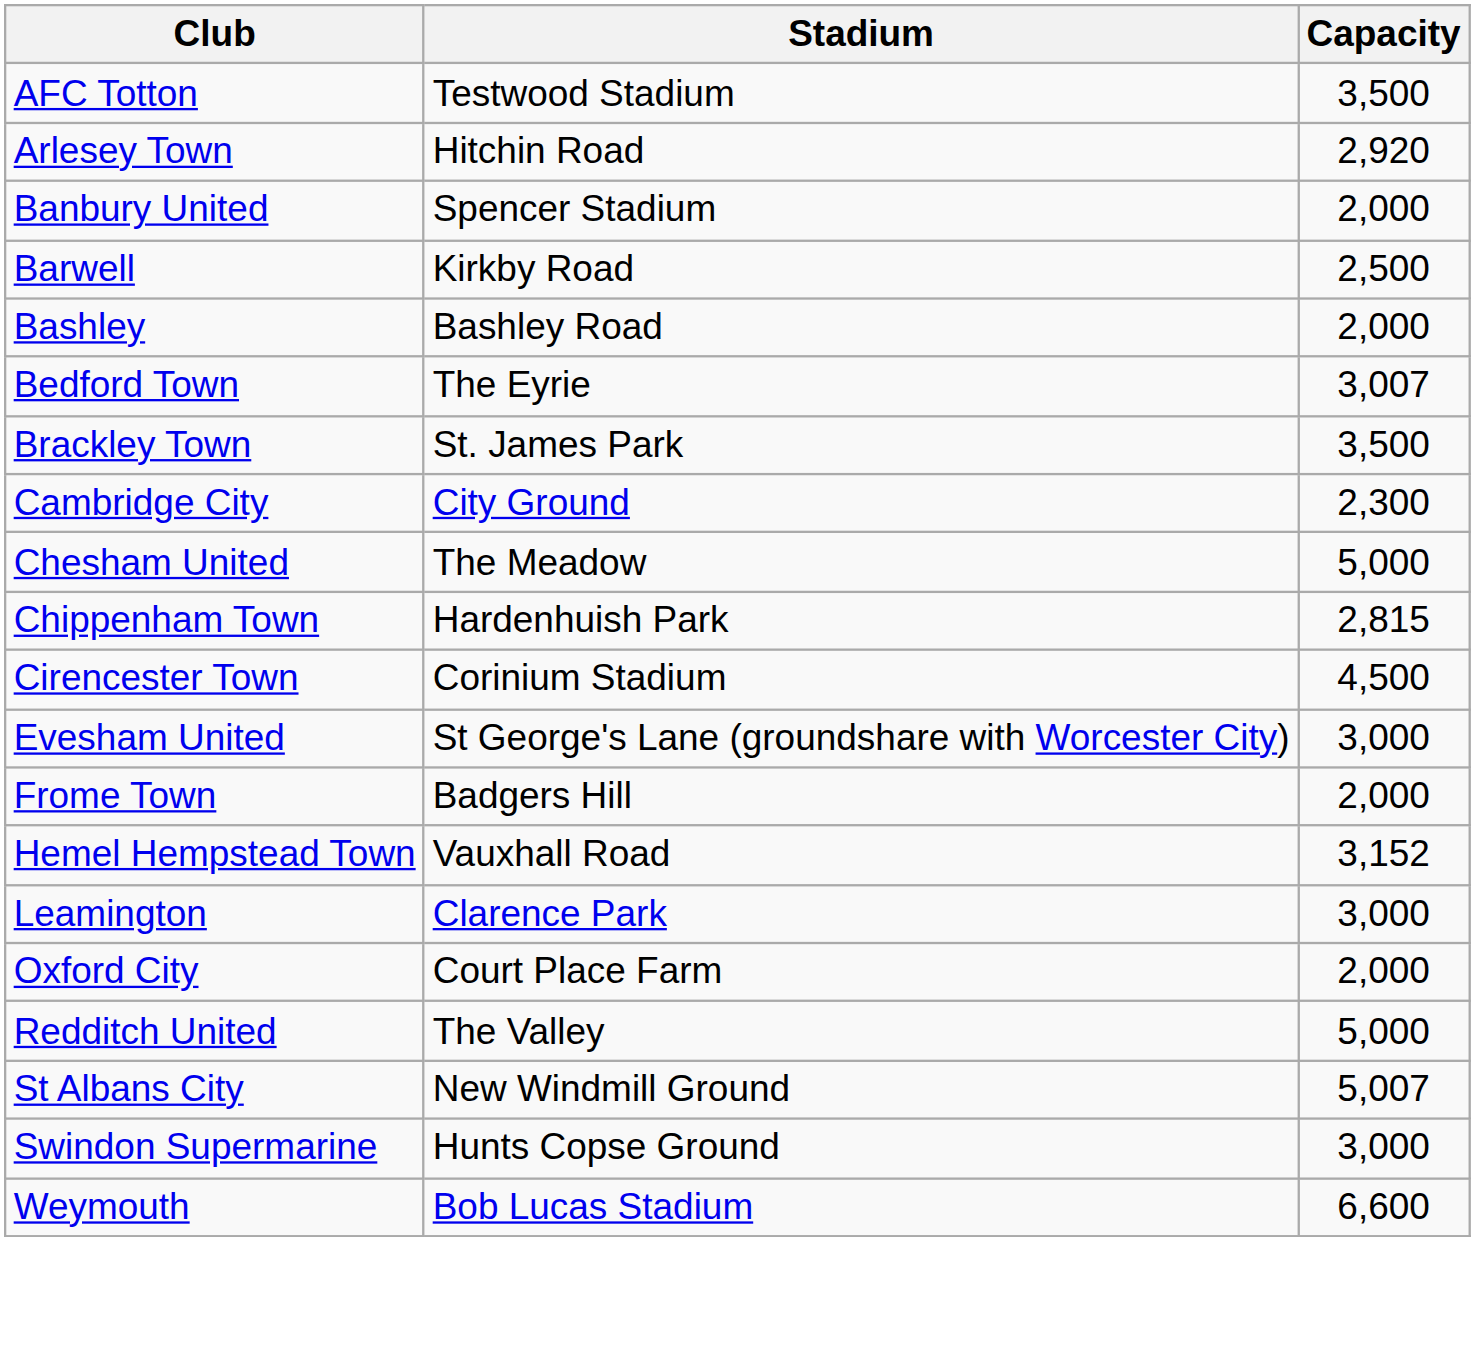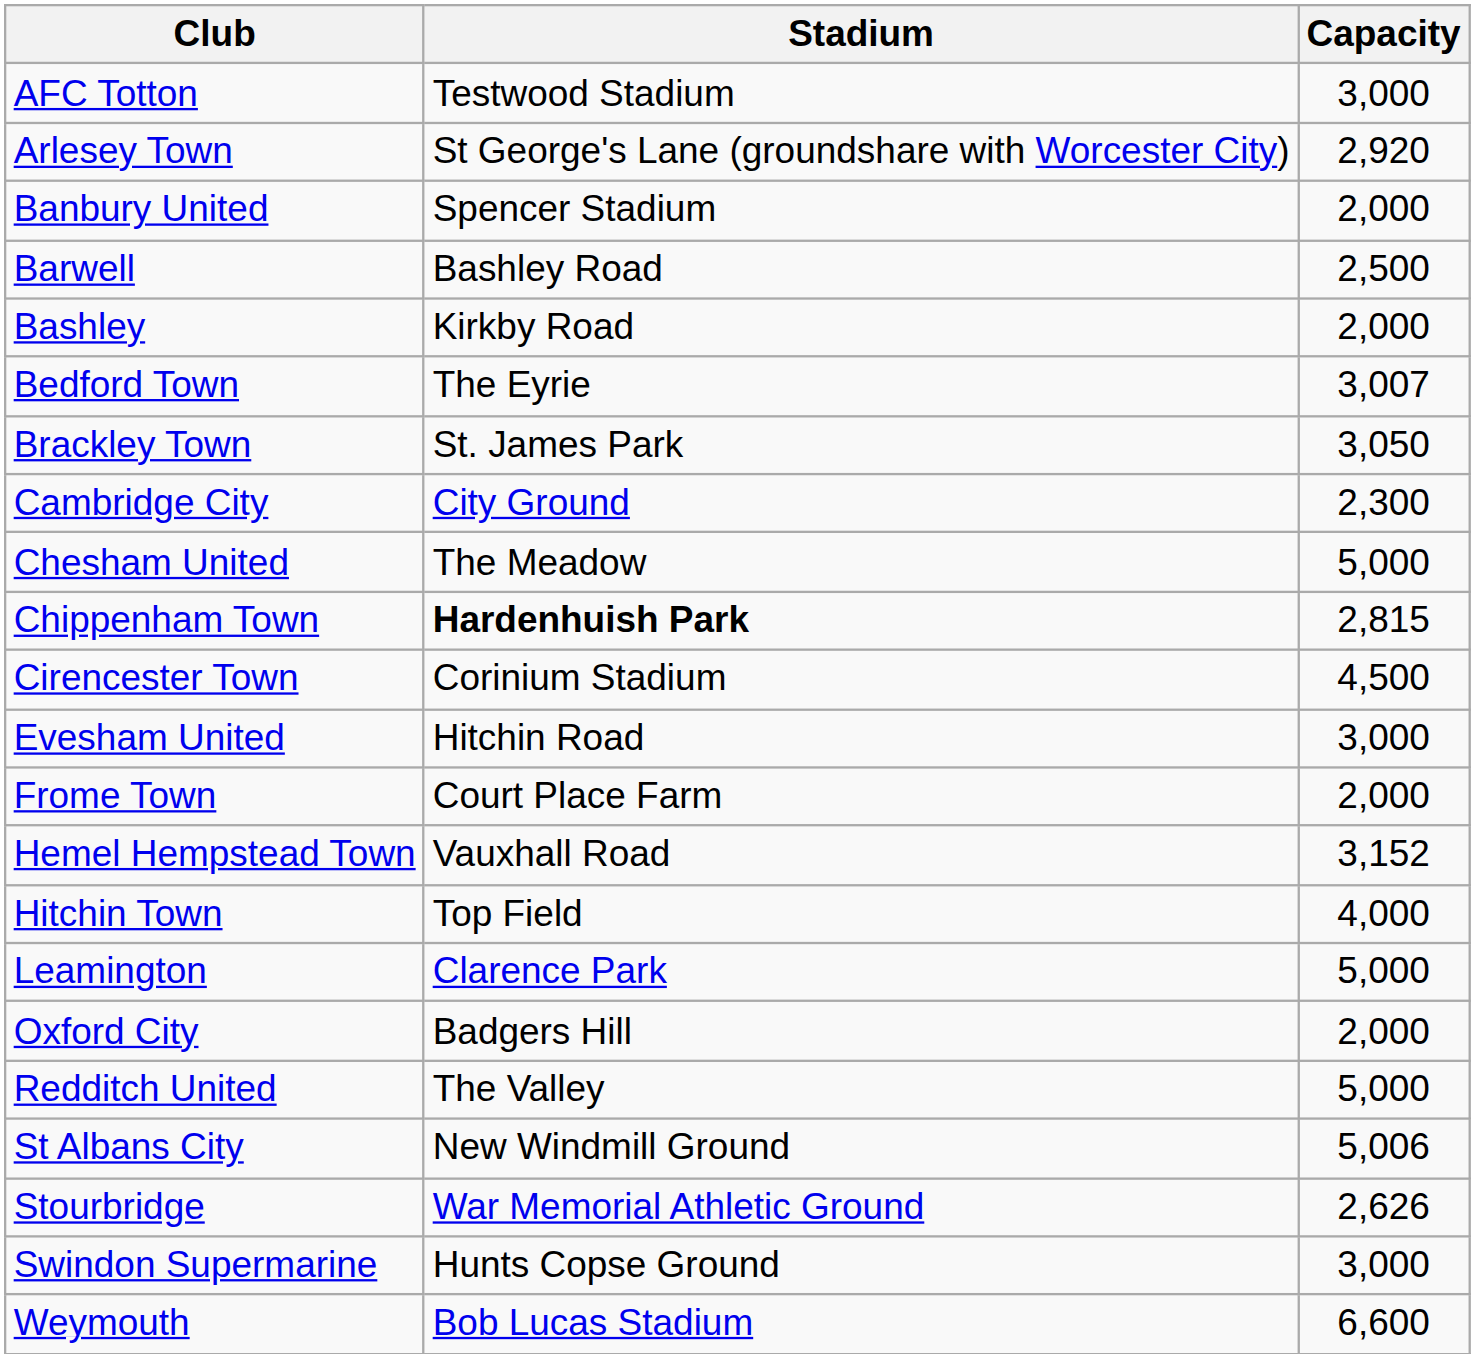(1384, 92) 3,500 -> (1384, 92) 3,000
(538, 151) Hitchin Road -> (861, 151) St George's Lane (groundshare with Worcester City)
(533, 268) Kirkby Road -> (548, 268) Bashley Road
(548, 326) Bashley Road -> (533, 326) Kirkby Road
(1384, 444) 3,500 -> (1384, 444) 3,050
(581, 619) normal -> (591, 619) bold
(861, 737) St George's Lane (groundshare with Worcester City) -> (538, 737) Hitchin Road
(532, 795) Badgers Hill -> (577, 795) Court Place Farm
+ row: (118, 913)
(1384, 913) 3,000 -> (1384, 971) 5,000
(577, 971) Court Place Farm -> (532, 1030) Badgers Hill
(1384, 1088) 5,007 -> (1384, 1147) 5,006
+ row: (109, 1206)
